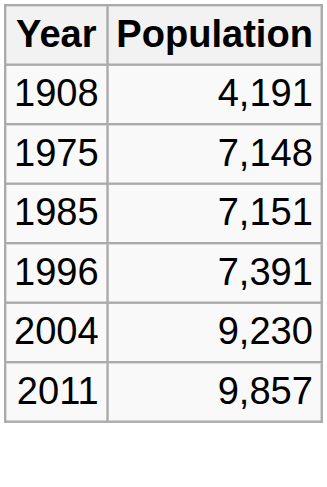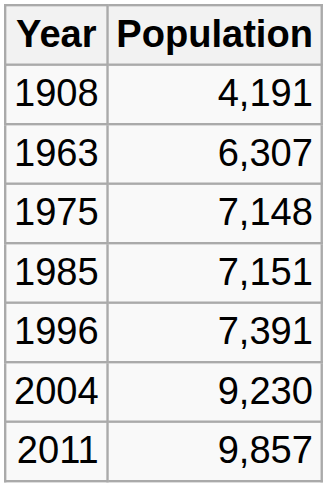+ row: (56, 153)
